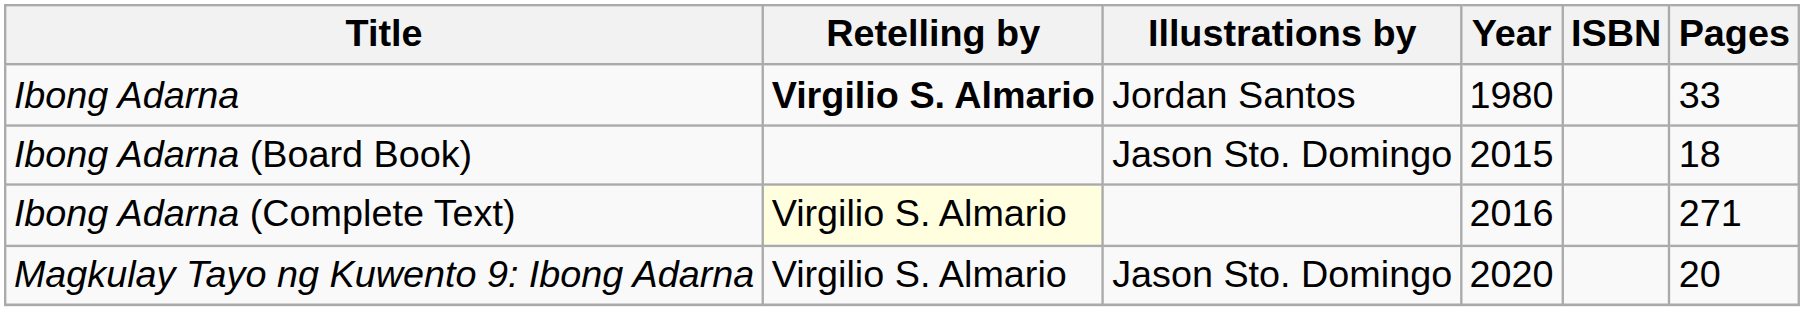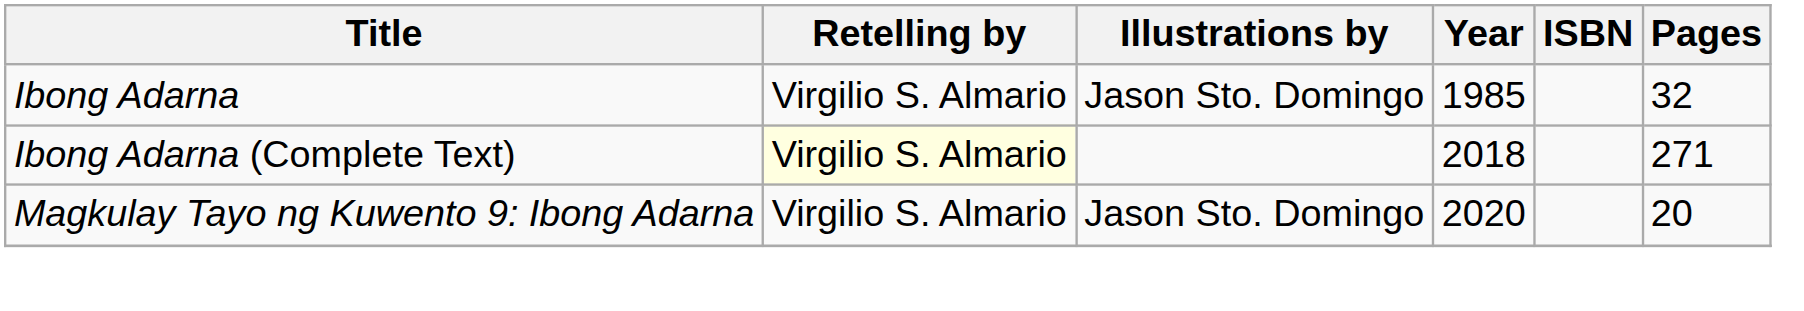(933, 94) bold -> (919, 94) normal
(1234, 94) Jordan Santos -> (1254, 94) Jason Sto. Domingo
(1512, 94) 1980 -> (1484, 94) 1985
(1700, 94) 33 -> (1672, 94) 32
- row: (243, 154)
(1512, 214) 2016 -> (1484, 154) 2018
